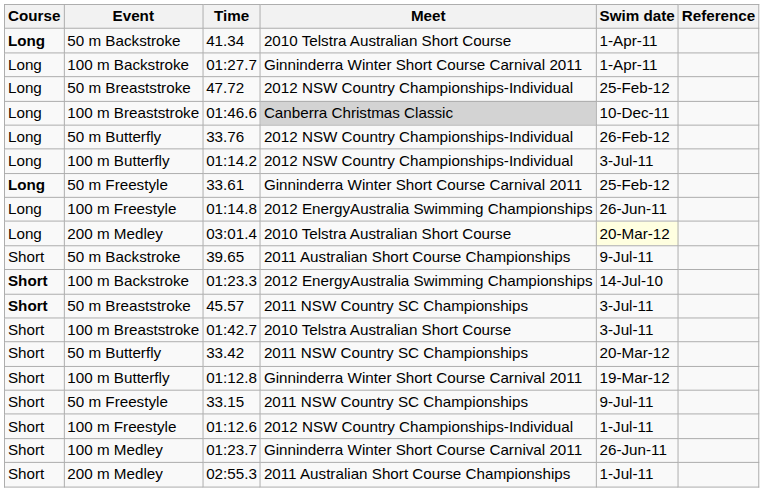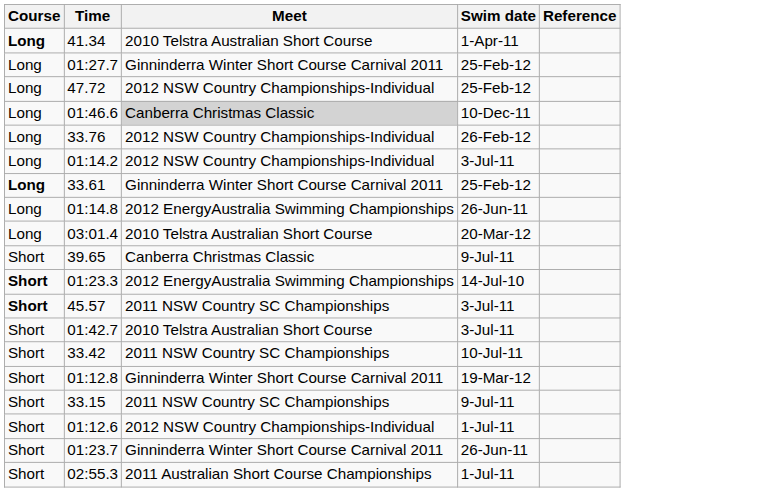- column: (133, 16)
(629, 64) 1-Apr-11 -> (496, 64) 25-Feb-12
(635, 233) lightyellow background -> (496, 233) no background
(417, 257) 2011 Australian Short Course Championships -> (220, 257) Canberra Christmas Classic
(635, 354) 20-Mar-12 -> (492, 354) 10-Jul-11
